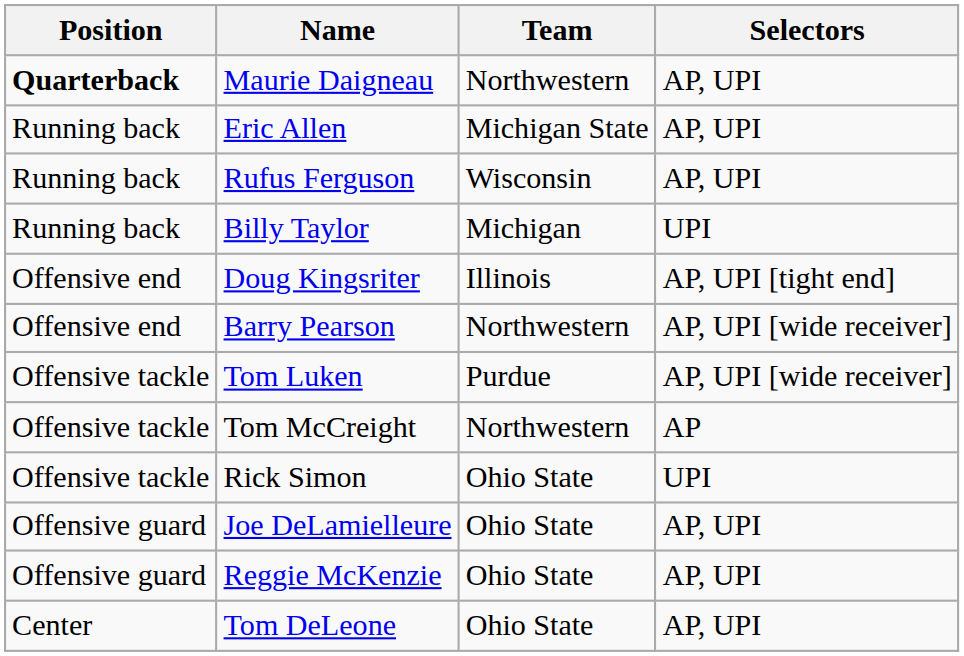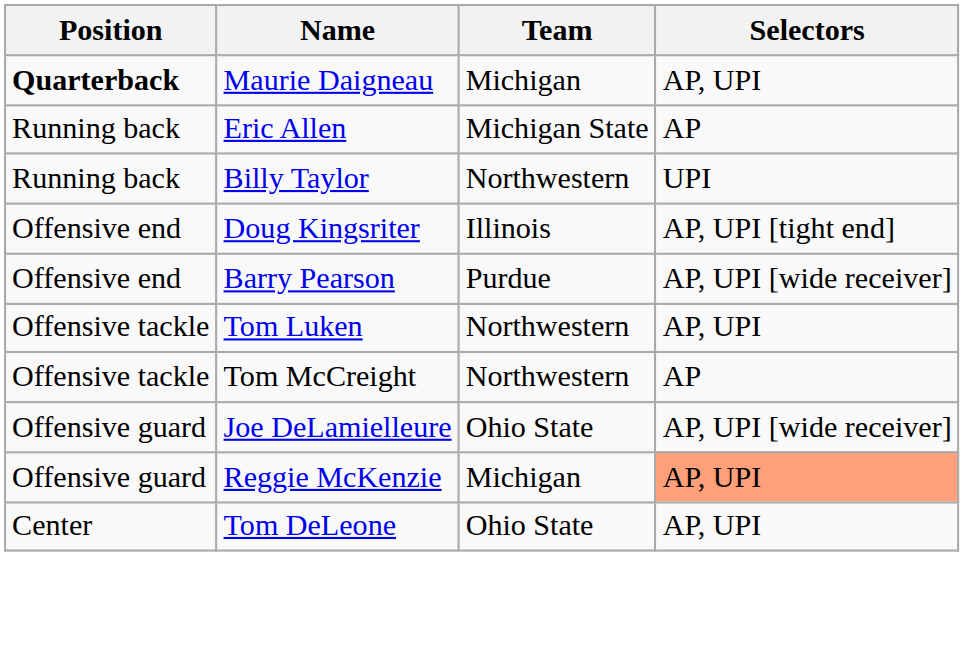(548, 79) Northwestern -> (523, 79) Michigan
(712, 128) AP, UPI -> (682, 128) AP
- row: (319, 178)
(523, 228) Michigan -> (548, 178) Northwestern
(548, 327) Northwestern -> (508, 277) Purdue
(508, 377) Purdue -> (548, 327) Northwestern
(807, 377) AP, UPI [wide receiver] -> (712, 327) AP, UPI
- row: (295, 476)
(712, 526) AP, UPI -> (807, 426) AP, UPI [wide receiver]
(530, 575) Ohio State -> (523, 476) Michigan
(712, 575) no background -> (712, 476) lightsalmon background
